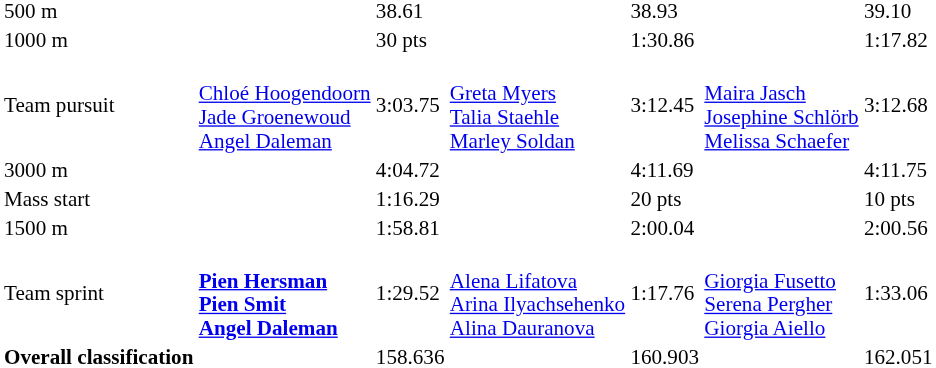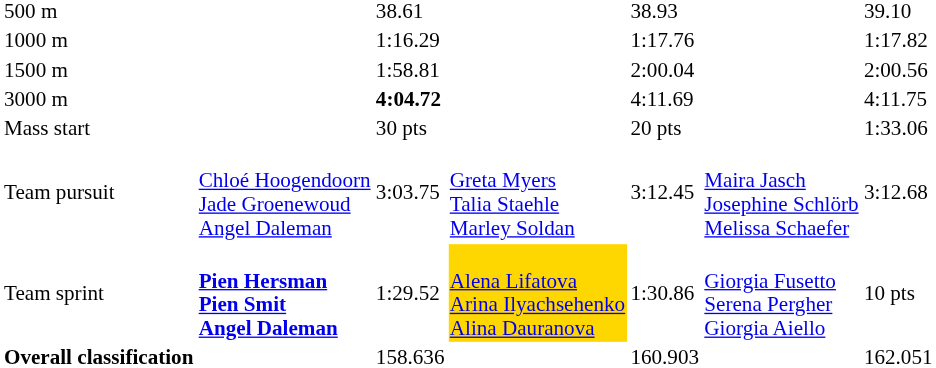(401, 40) 30 pts -> (408, 40) 1:16.29
(662, 40) 1:30.86 -> (662, 40) 1:17.76
rows swapped: (36, 228) <-> (59, 105)
(408, 170) normal -> (408, 98) bold
(408, 199) 1:16.29 -> (401, 127) 30 pts
(889, 199) 10 pts -> (896, 127) 1:33.06
(537, 304) no background -> (537, 304) gold background
(662, 292) 1:17.76 -> (662, 292) 1:30.86
(896, 292) 1:33.06 -> (889, 292) 10 pts
